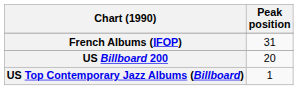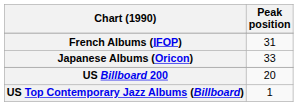+ row: (125, 59)
